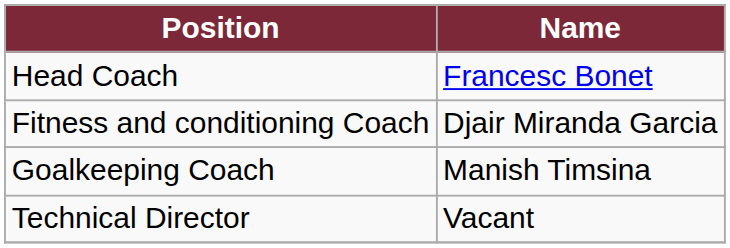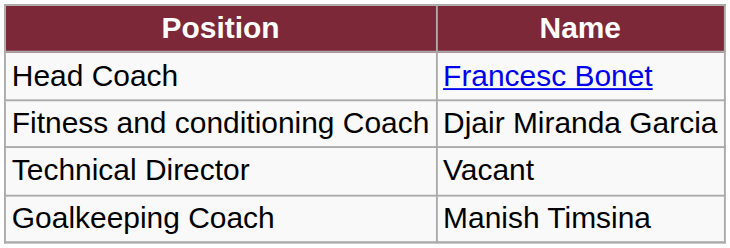rows swapped: (131, 218) <-> (143, 170)
